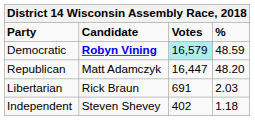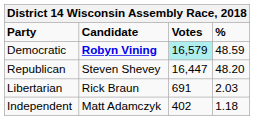(121, 69) Matt Adamczyk -> (121, 69) Steven Shevey
(121, 106) Steven Shevey -> (121, 106) Matt Adamczyk
